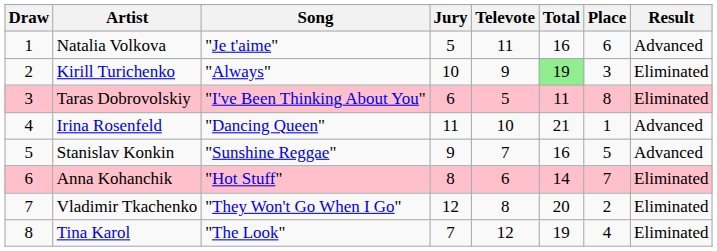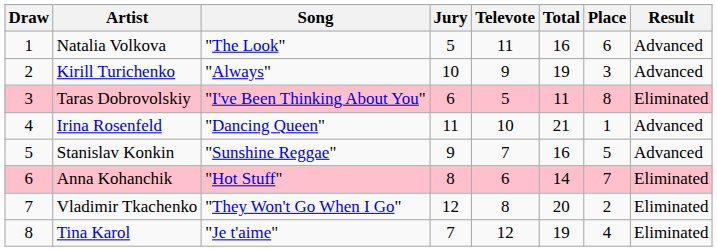(242, 44) "Je t'aime" -> (245, 44) "The Look"
(561, 71) lightgreen background -> (561, 71) no background
(671, 71) Eliminated -> (668, 71) Advanced
(245, 233) "The Look" -> (242, 233) "Je t'aime"
